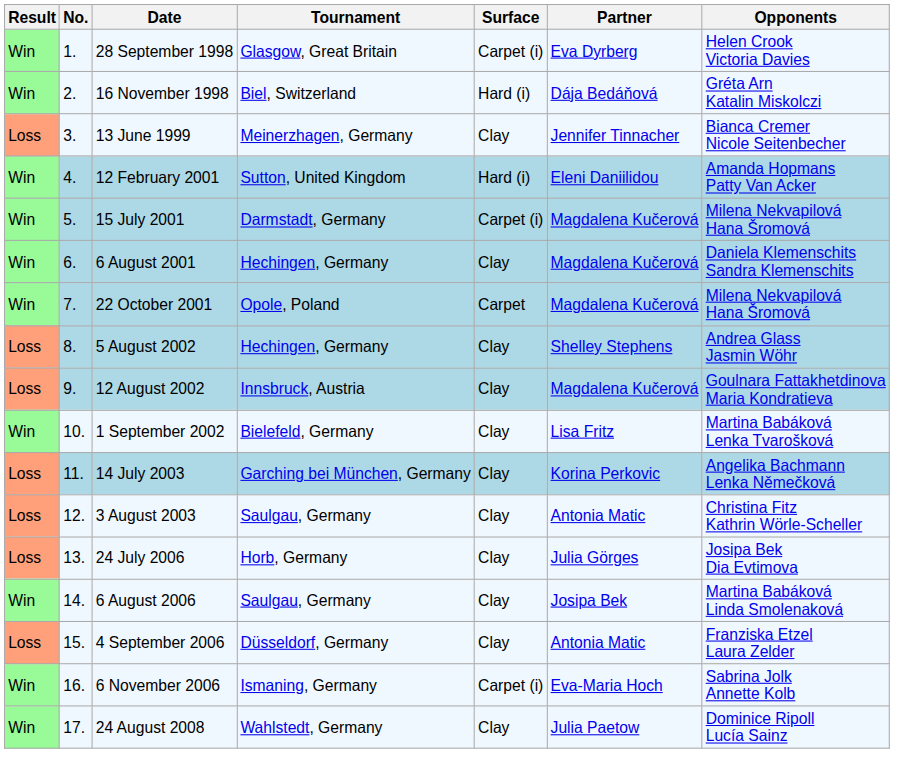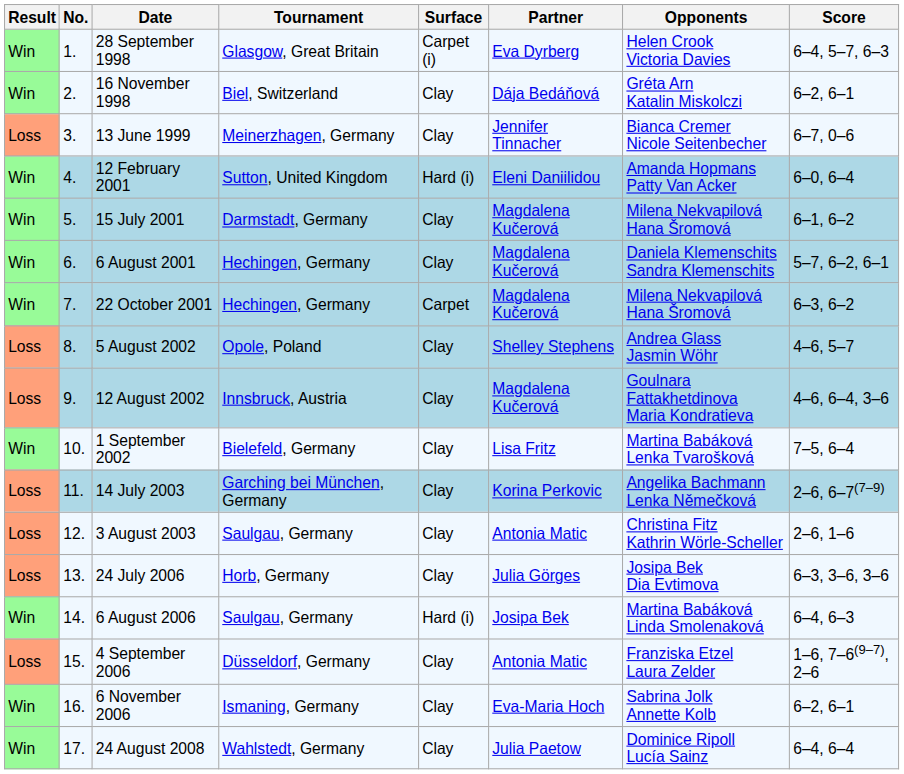+ column: (844, 17)
(504, 93) Hard (i) -> (438, 93) Clay
(511, 220) Carpet (i) -> (438, 220) Clay
(290, 304) Opole, Poland -> (296, 304) Hechingen, Germany
(314, 347) Hechingen, Germany -> (272, 347) Opole, Poland
(494, 600) Clay -> (448, 618) Hard (i)
(511, 685) Carpet (i) -> (438, 706) Clay
